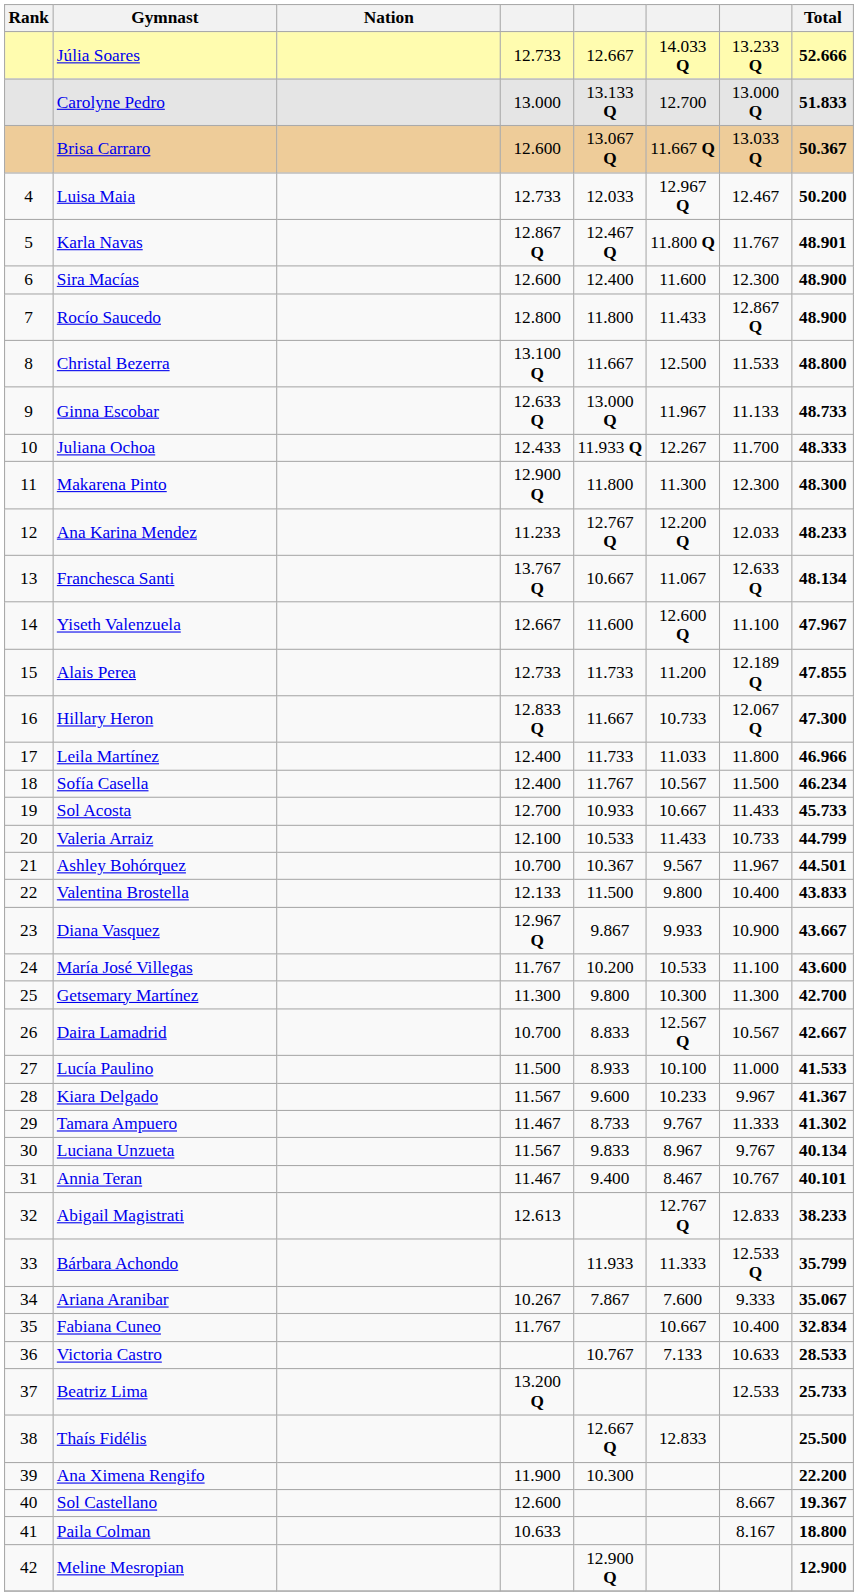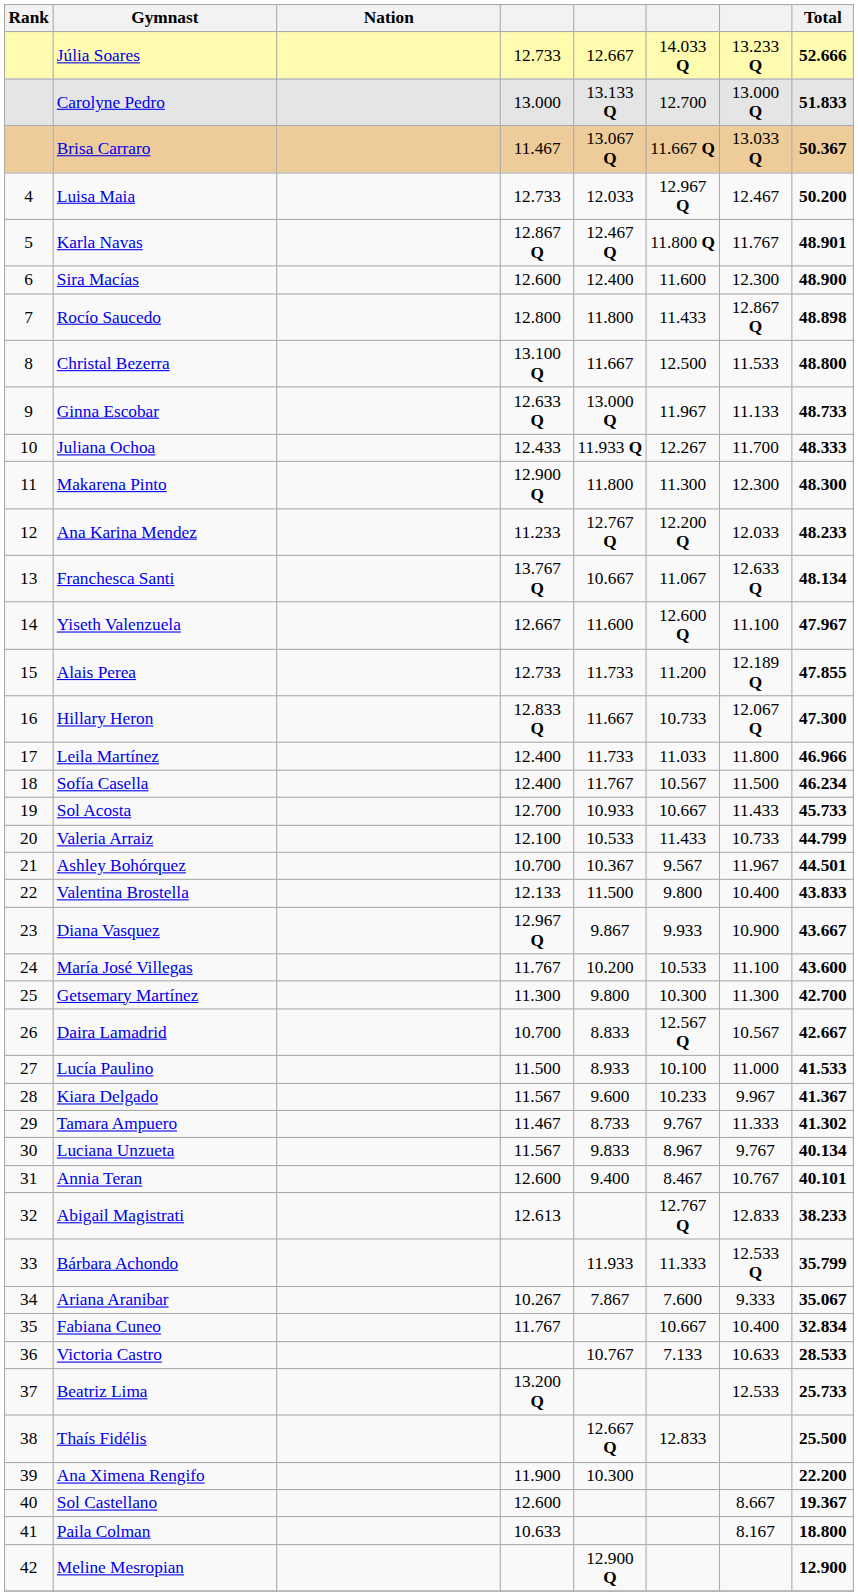(537, 149) 12.600 -> (537, 149) 11.467
(823, 316) 48.900 -> (823, 316) 48.898
(537, 1178) 11.467 -> (537, 1178) 12.600
